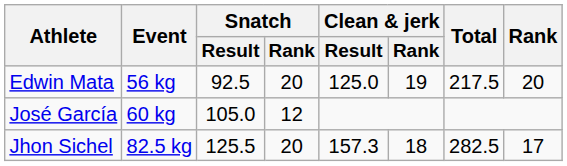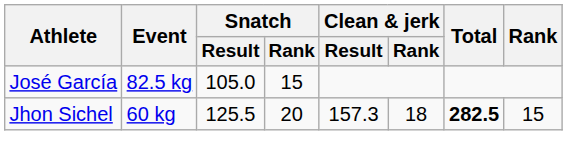- row: (62, 82)
(151, 114) 60 kg -> (159, 82) 82.5 kg
(292, 114) 12 -> (292, 82) 15
(159, 146) 82.5 kg -> (151, 114) 60 kg
(474, 146) normal -> (474, 114) bold
(533, 146) 17 -> (533, 114) 15
